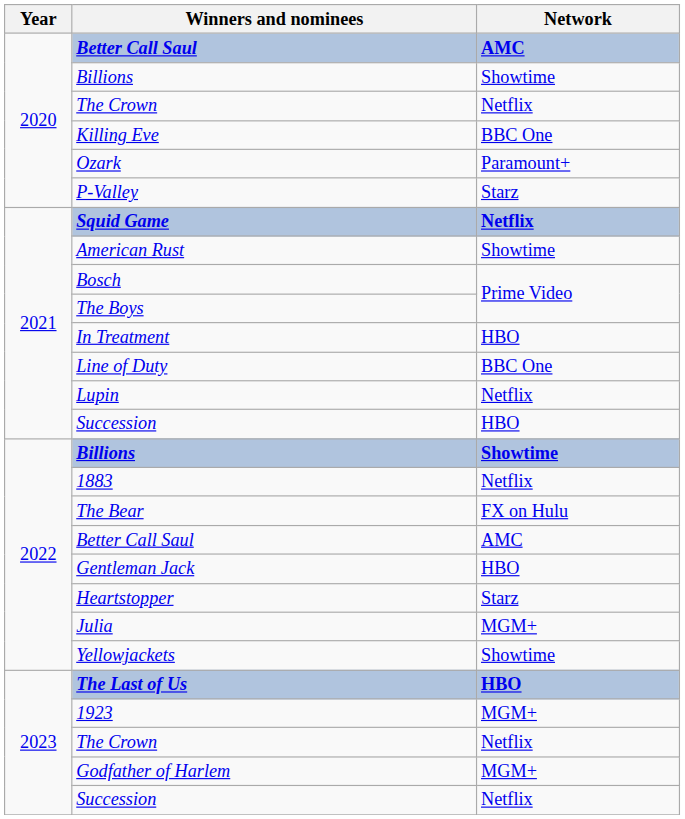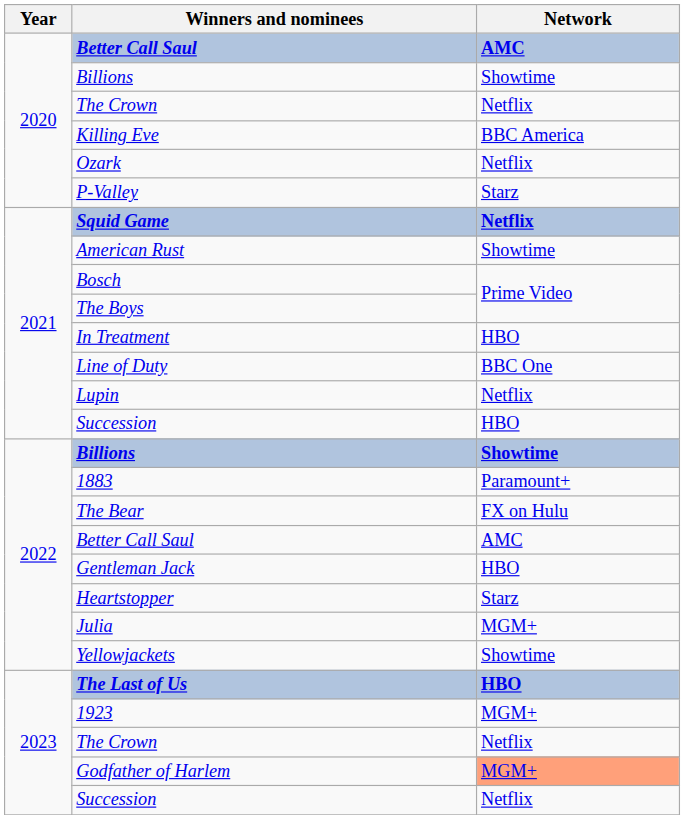(517, 134) BBC One -> (532, 134) BBC America
(526, 163) Paramount+ -> (507, 163) Netflix
(507, 481) Netflix -> (526, 481) Paramount+
(509, 771) no background -> (509, 771) lightsalmon background
